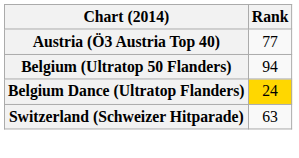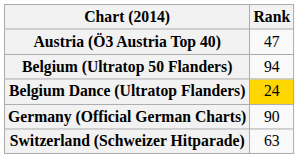(270, 41) 77 -> (272, 41) 47
+ row: (127, 116)
